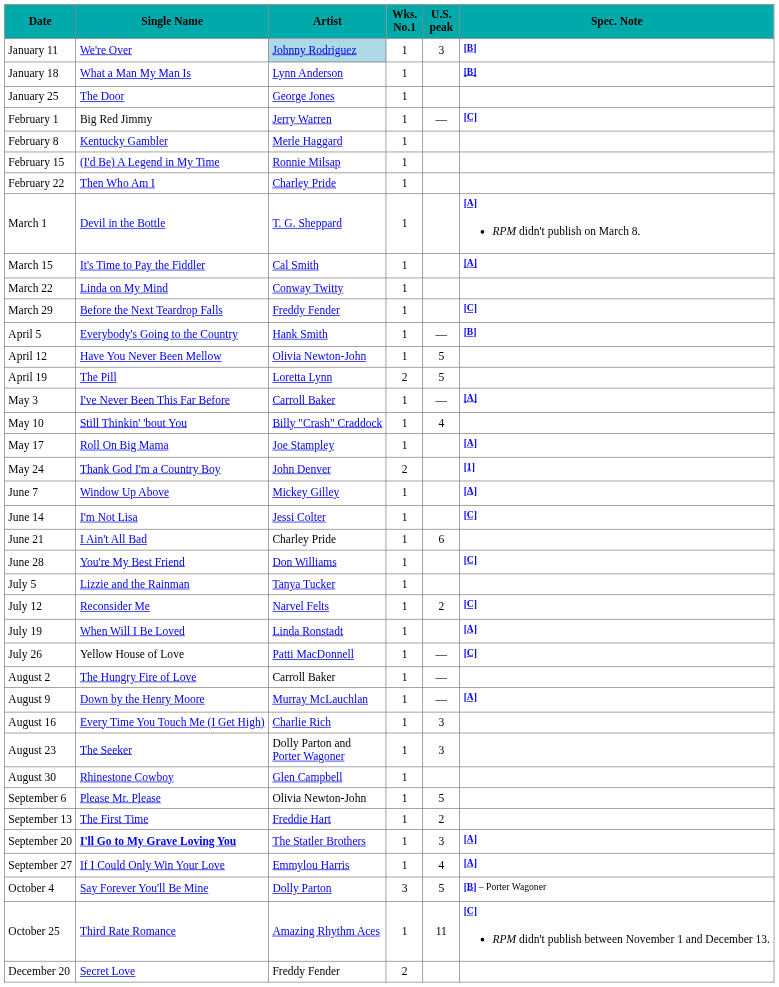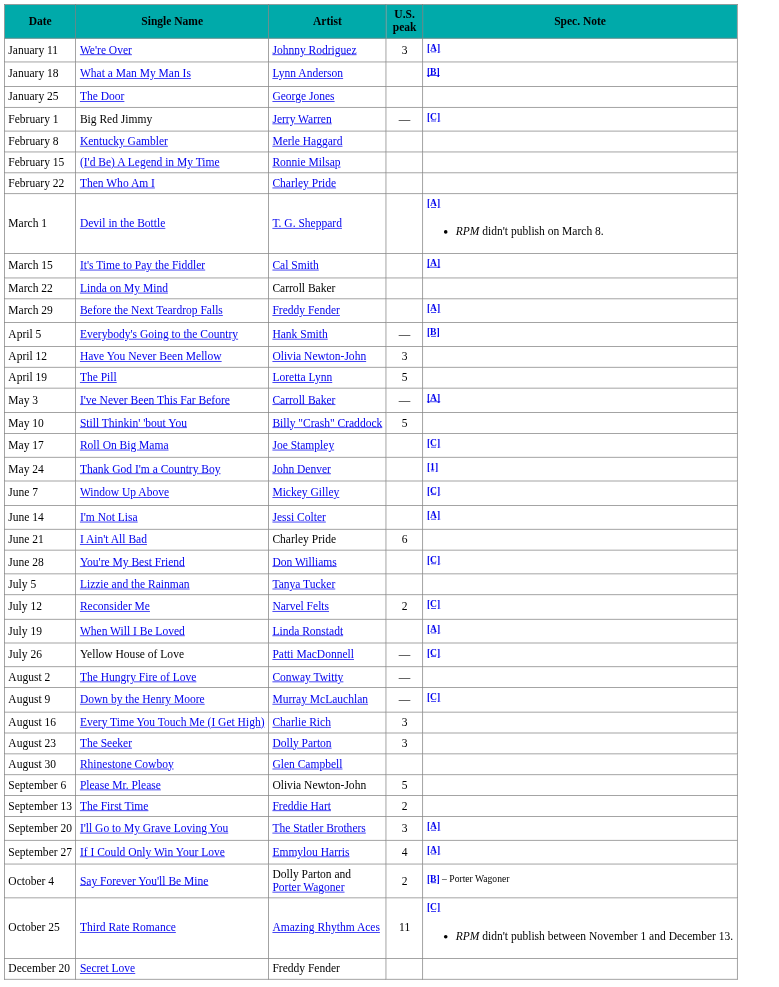- column: (405, 21)
(314, 50) lightblue background -> (314, 50) no background
(470, 48) [B] -> (434, 48) [A]
(308, 288) Conway Twitty -> (304, 288) Carroll Baker
(470, 308) [C] -> (434, 308) [A]
(441, 357) 5 -> (405, 357) 3
(441, 422) 4 -> (405, 422) 5
(470, 443) [A] -> (434, 443) [C]
(470, 491) [A] -> (434, 491) [C]
(470, 515) [C] -> (434, 515) [A]
(304, 677) Carroll Baker -> (308, 677) Conway Twitty
(470, 697) [A] -> (434, 697) [C]
(312, 749) Dolly Parton and Porter Wagoner -> (302, 743) Dolly Parton
(158, 841) bold -> (154, 828) normal
(302, 889) Dolly Parton -> (312, 881) Dolly Parton and Porter Wagoner
(441, 889) 5 -> (405, 881) 2
